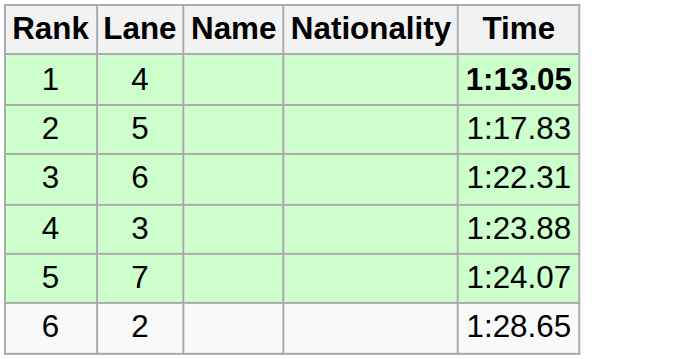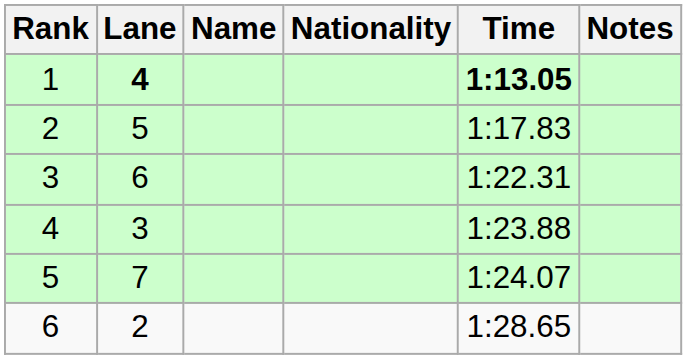+ column: (630, 29)
(140, 79) normal -> (140, 79) bold
